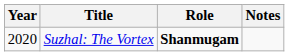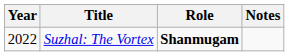(22, 39) 2020 -> (22, 39) 2022
